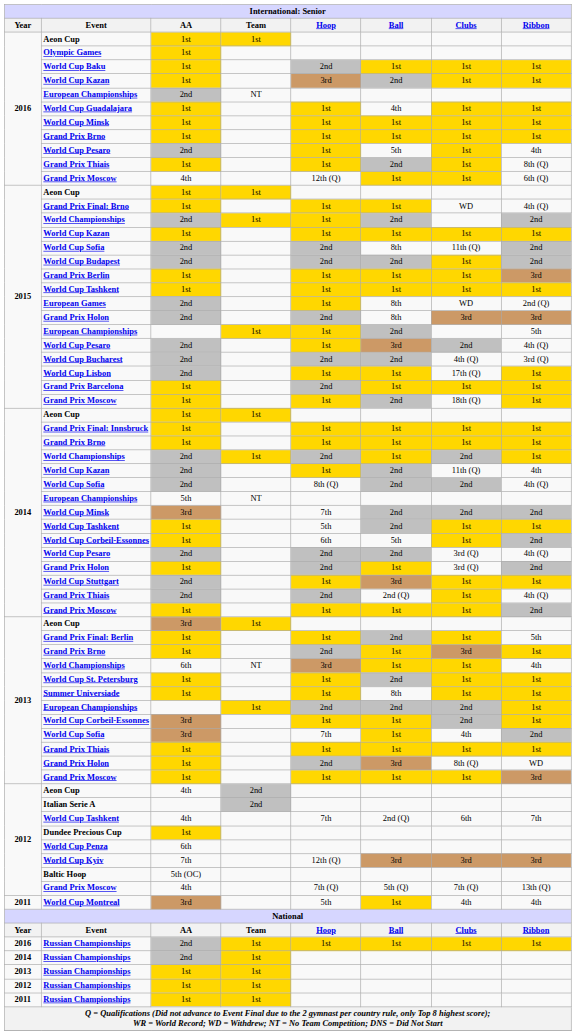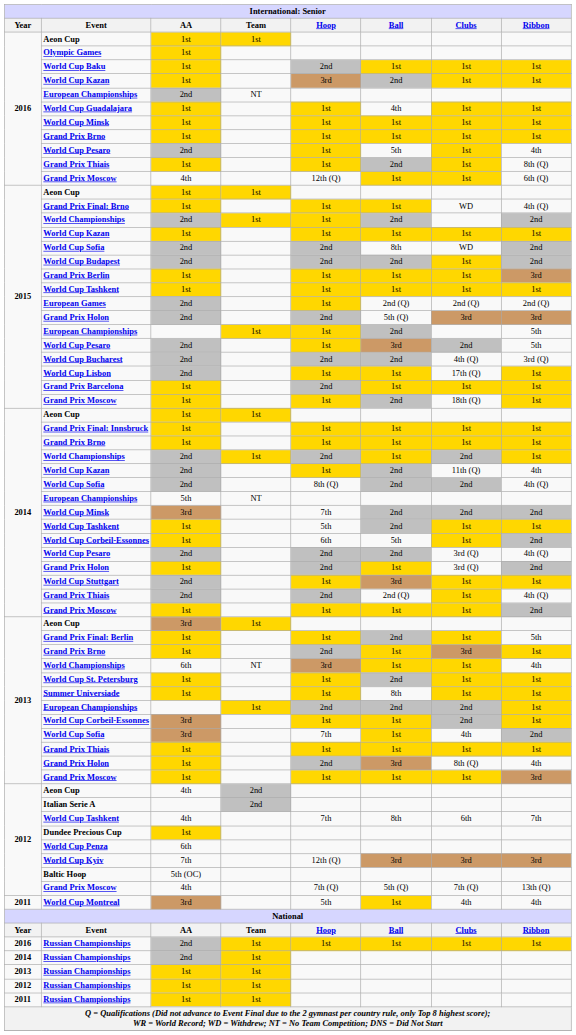(466, 247) 11th (Q) -> (466, 247) WD
(396, 303) 8th -> (396, 303) 2nd (Q)
(466, 303) WD -> (466, 303) 2nd (Q)
(396, 317) 8th -> (396, 317) 5th (Q)
(536, 345) 4th (Q) -> (536, 345) 5th
(536, 763) WD -> (536, 763) 4th
(396, 818) 2nd (Q) -> (396, 818) 8th
